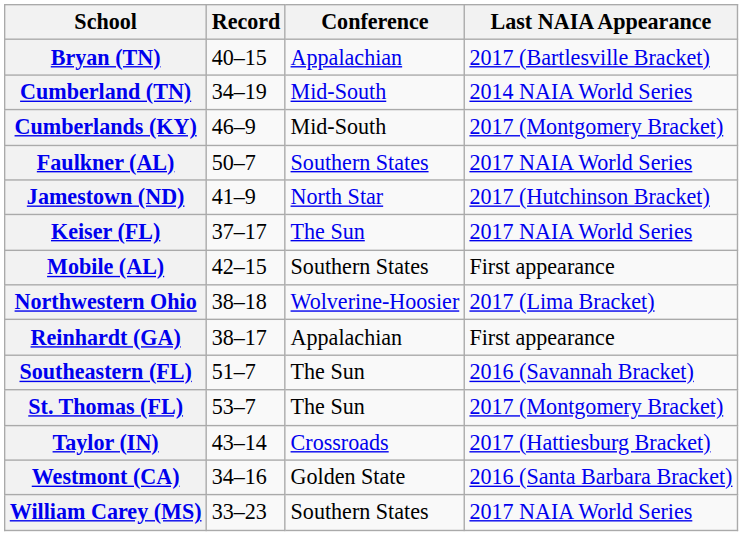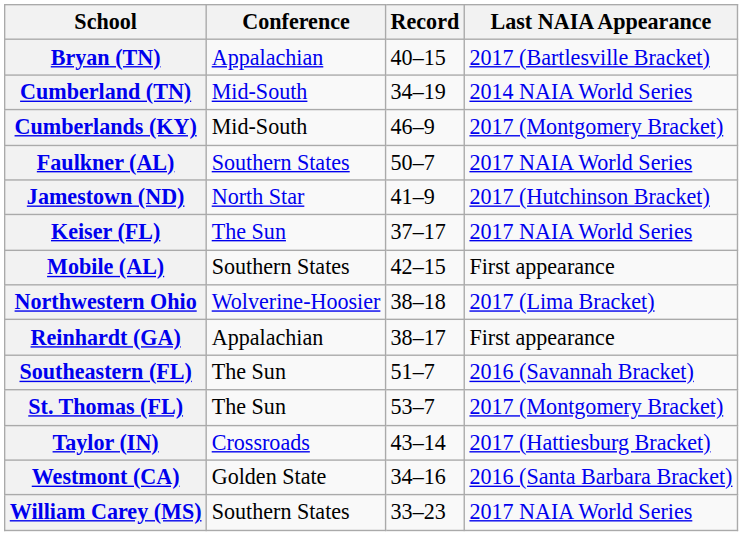columns swapped: (375, 22) <-> (246, 22)
